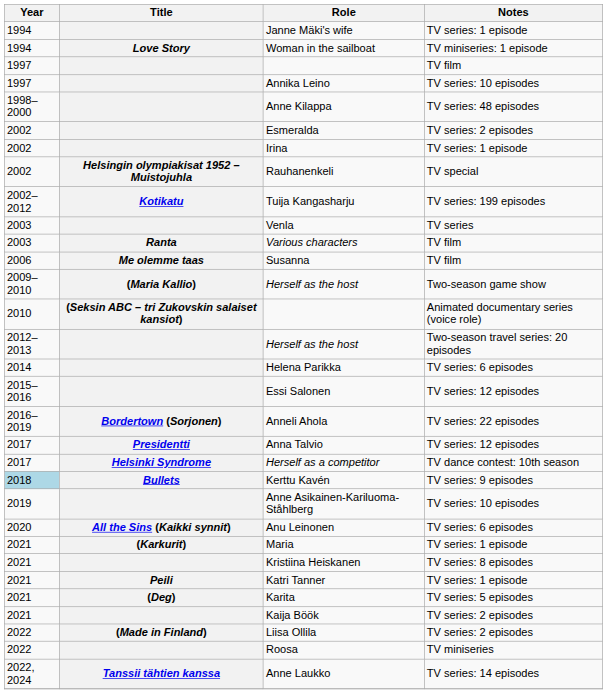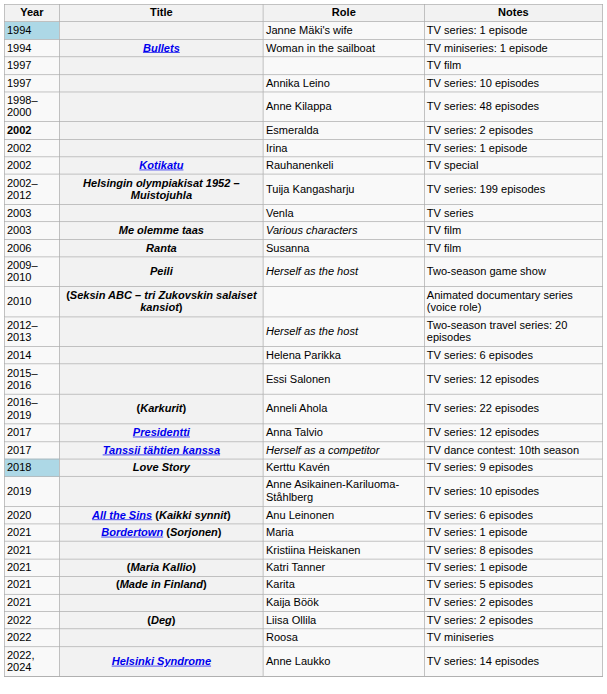(19, 30) no background -> (19, 30) lightblue background
(161, 48) Love Story -> (161, 48) Bullets
(19, 130) normal -> (19, 130) bold
(161, 171) Helsingin olympiakisat 1952 – Muistojuhla -> (161, 165) Kotikatu
(161, 201) Kotikatu -> (161, 189) Helsingin olympiakisat 1952 – Muistojuhla
(161, 243) Ranta -> (161, 230) Me olemme taas
(161, 260) Me olemme taas -> (161, 248) Ranta
(161, 284) (Maria Kallio) -> (161, 271) Peili
(161, 421) Bordertown (Sorjonen) -> (161, 409) (Karkurit)
(161, 462) Helsinki Syndrome -> (161, 450) Tanssii tähtien kanssa
(161, 480) Bullets -> (161, 467) Love Story
(161, 545) (Karkurit) -> (161, 532) Bordertown (Sorjonen)
(161, 580) Peili -> (161, 567) (Maria Kallio)
(161, 597) (Deg) -> (161, 585) (Made in Finland)
(161, 632) (Made in Finland) -> (161, 620) (Deg)
(161, 674) Tanssii tähtien kanssa -> (161, 661) Helsinki Syndrome
